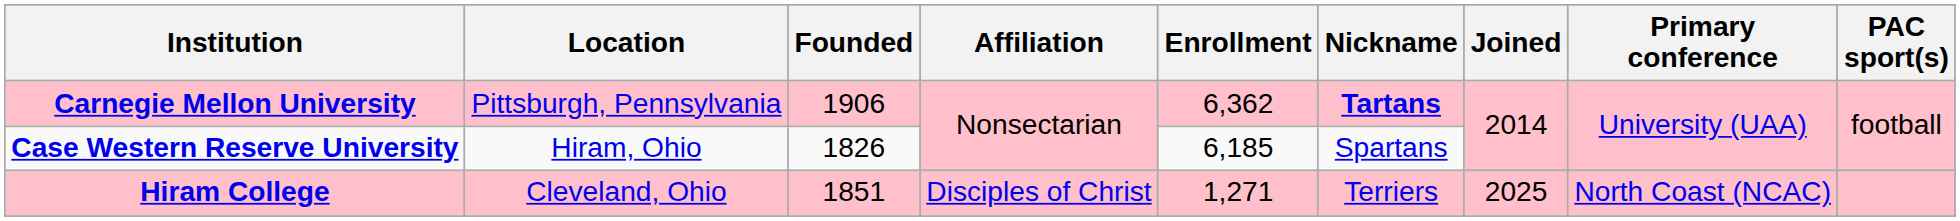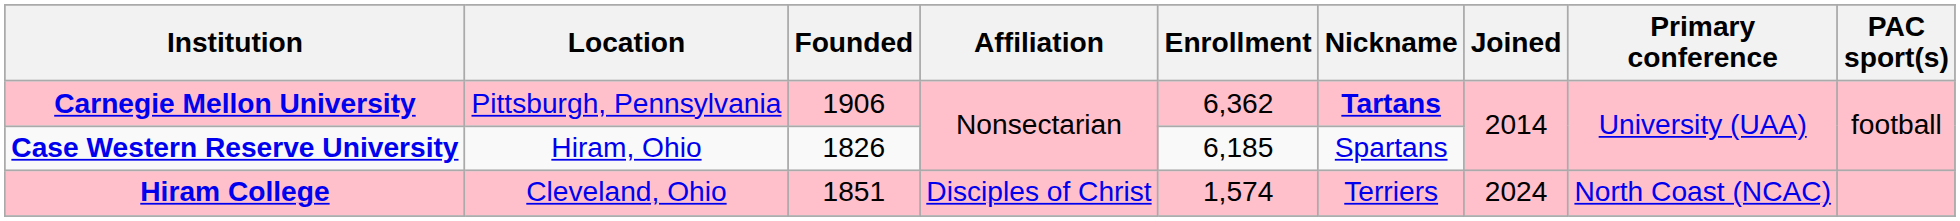(1238, 192) 1,271 -> (1238, 192) 1,574
(1516, 192) 2025 -> (1516, 192) 2024
